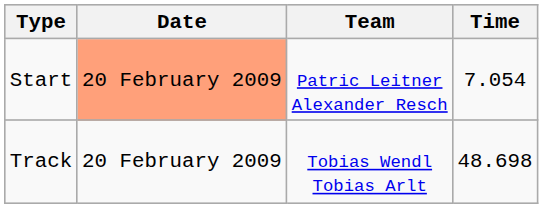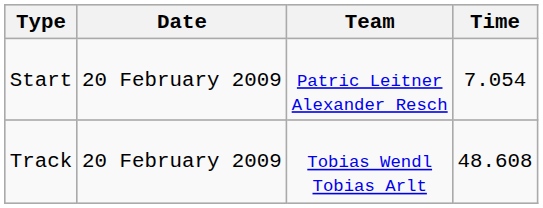(182, 80) lightsalmon background -> (182, 80) no background
(495, 162) 48.698 -> (495, 162) 48.608
